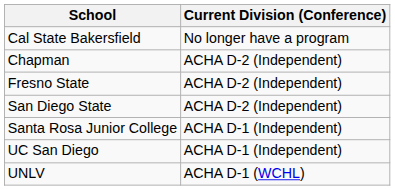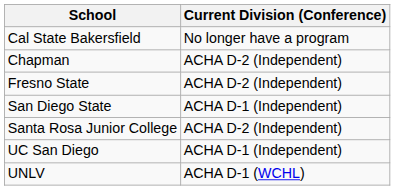(263, 106) ACHA D-2 (Independent) -> (263, 106) ACHA D-1 (Independent)
(263, 128) ACHA D-1 (Independent) -> (263, 128) ACHA D-2 (Independent)
